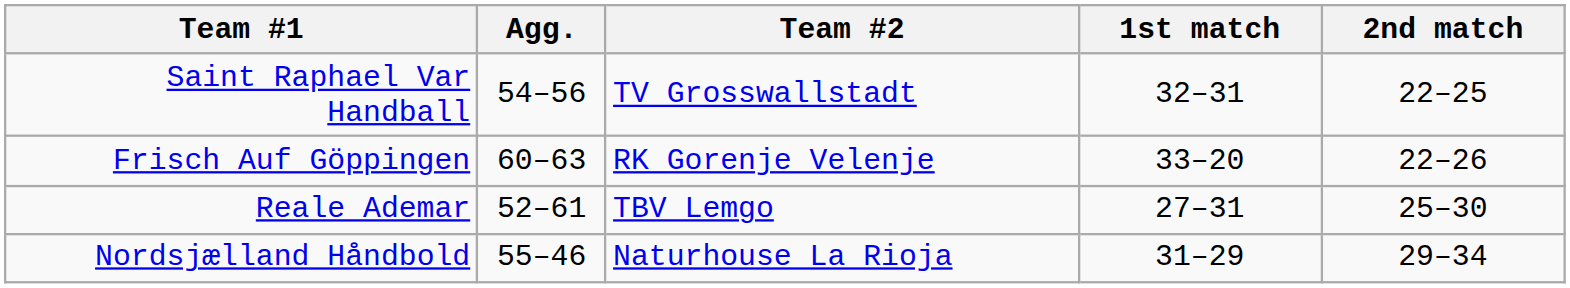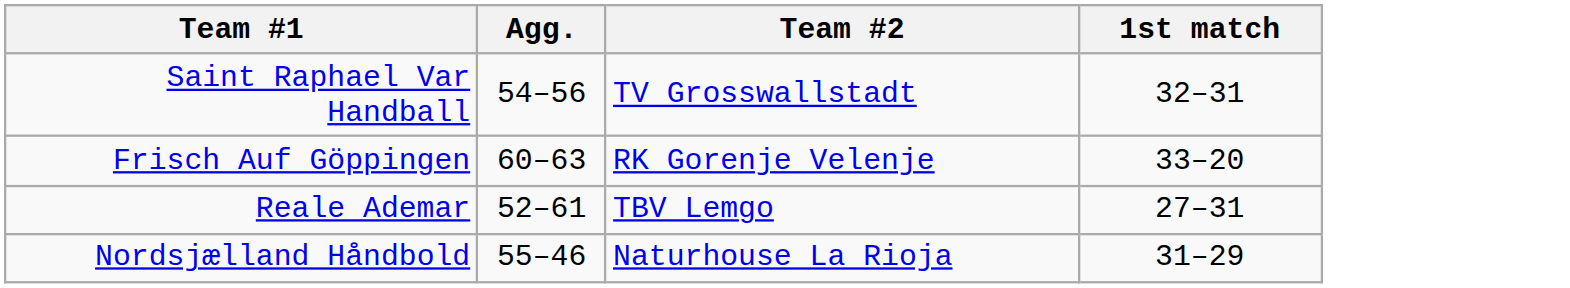- column: (1443, 29)
